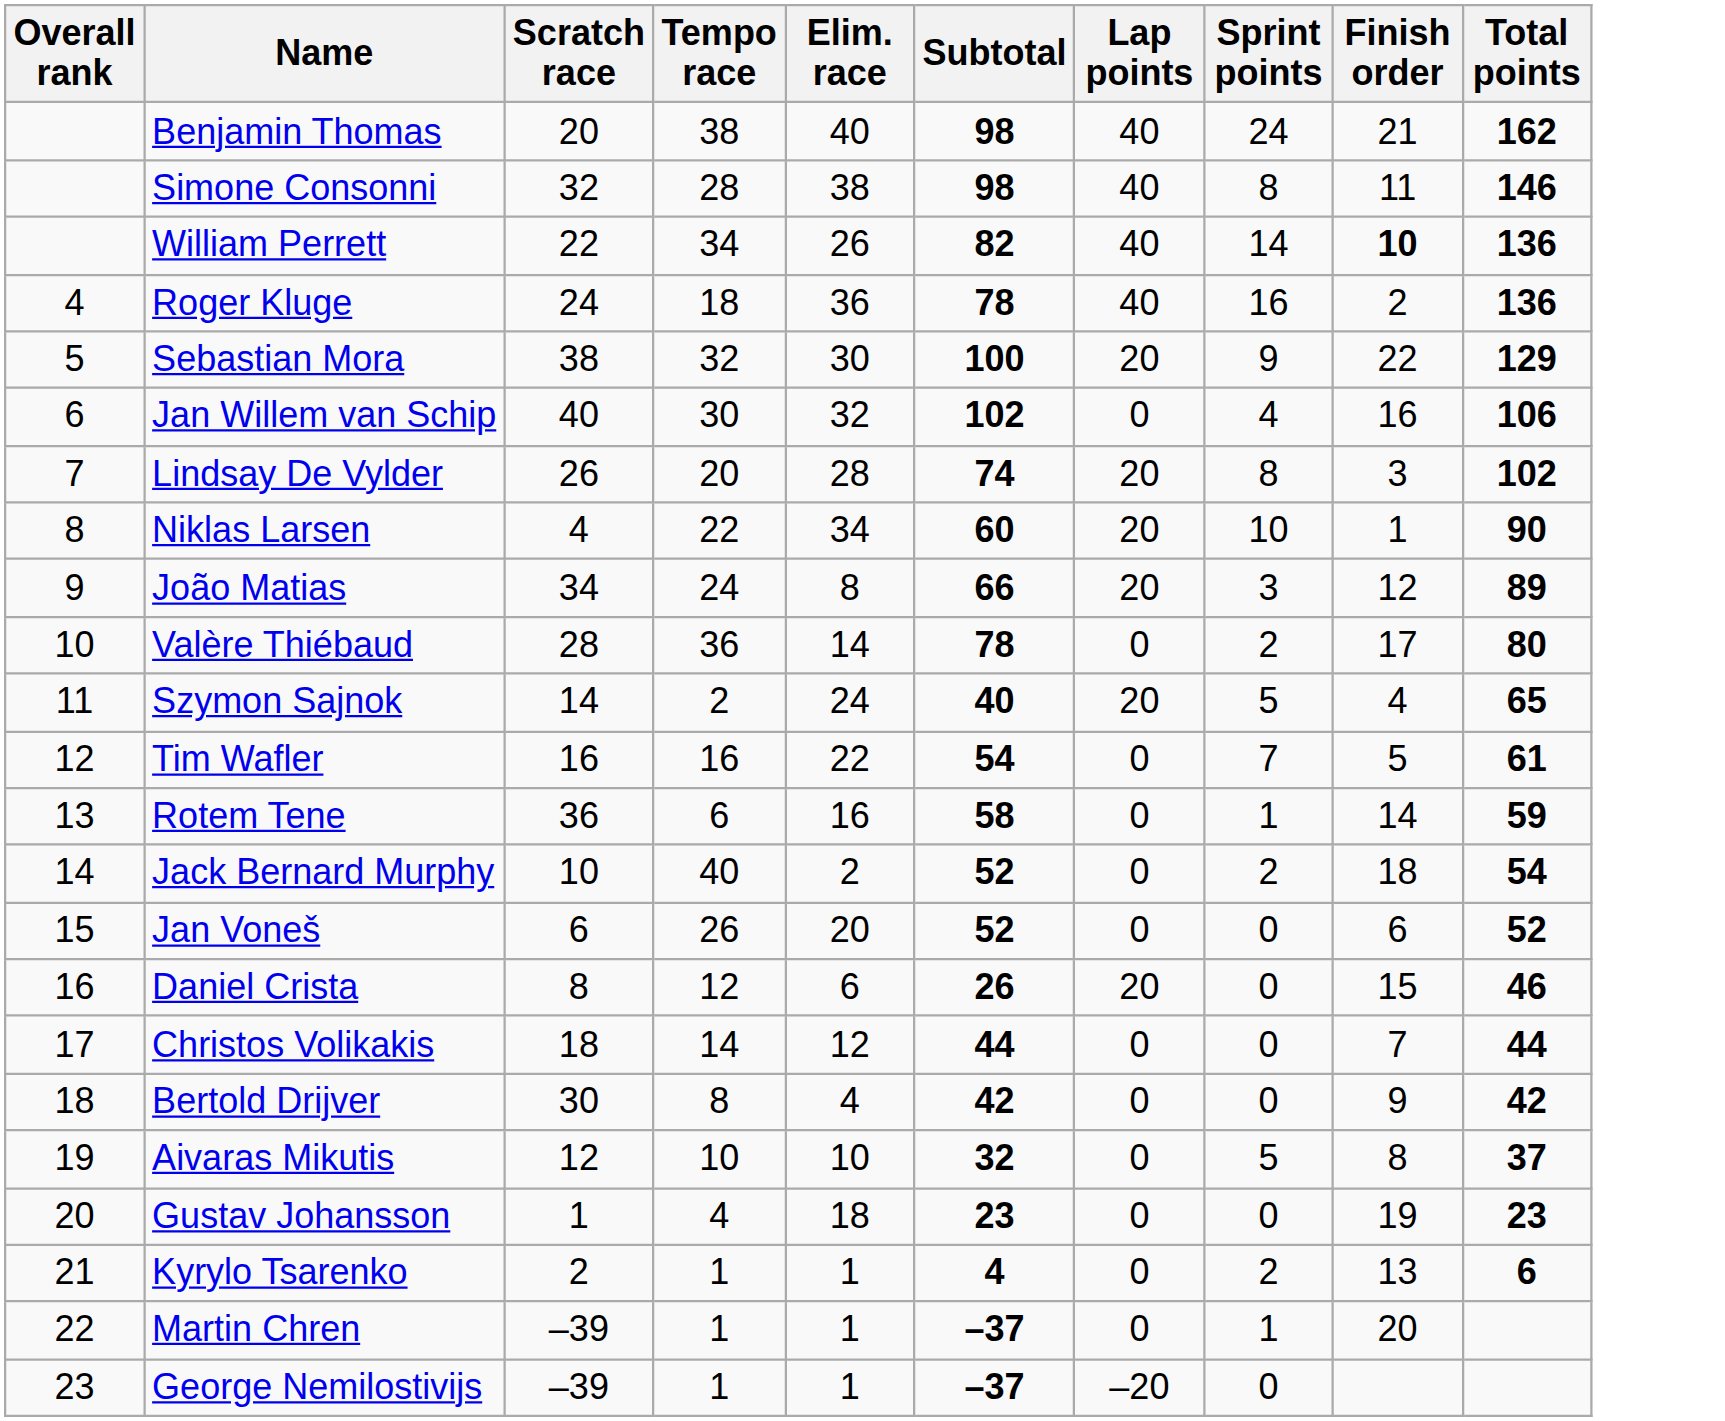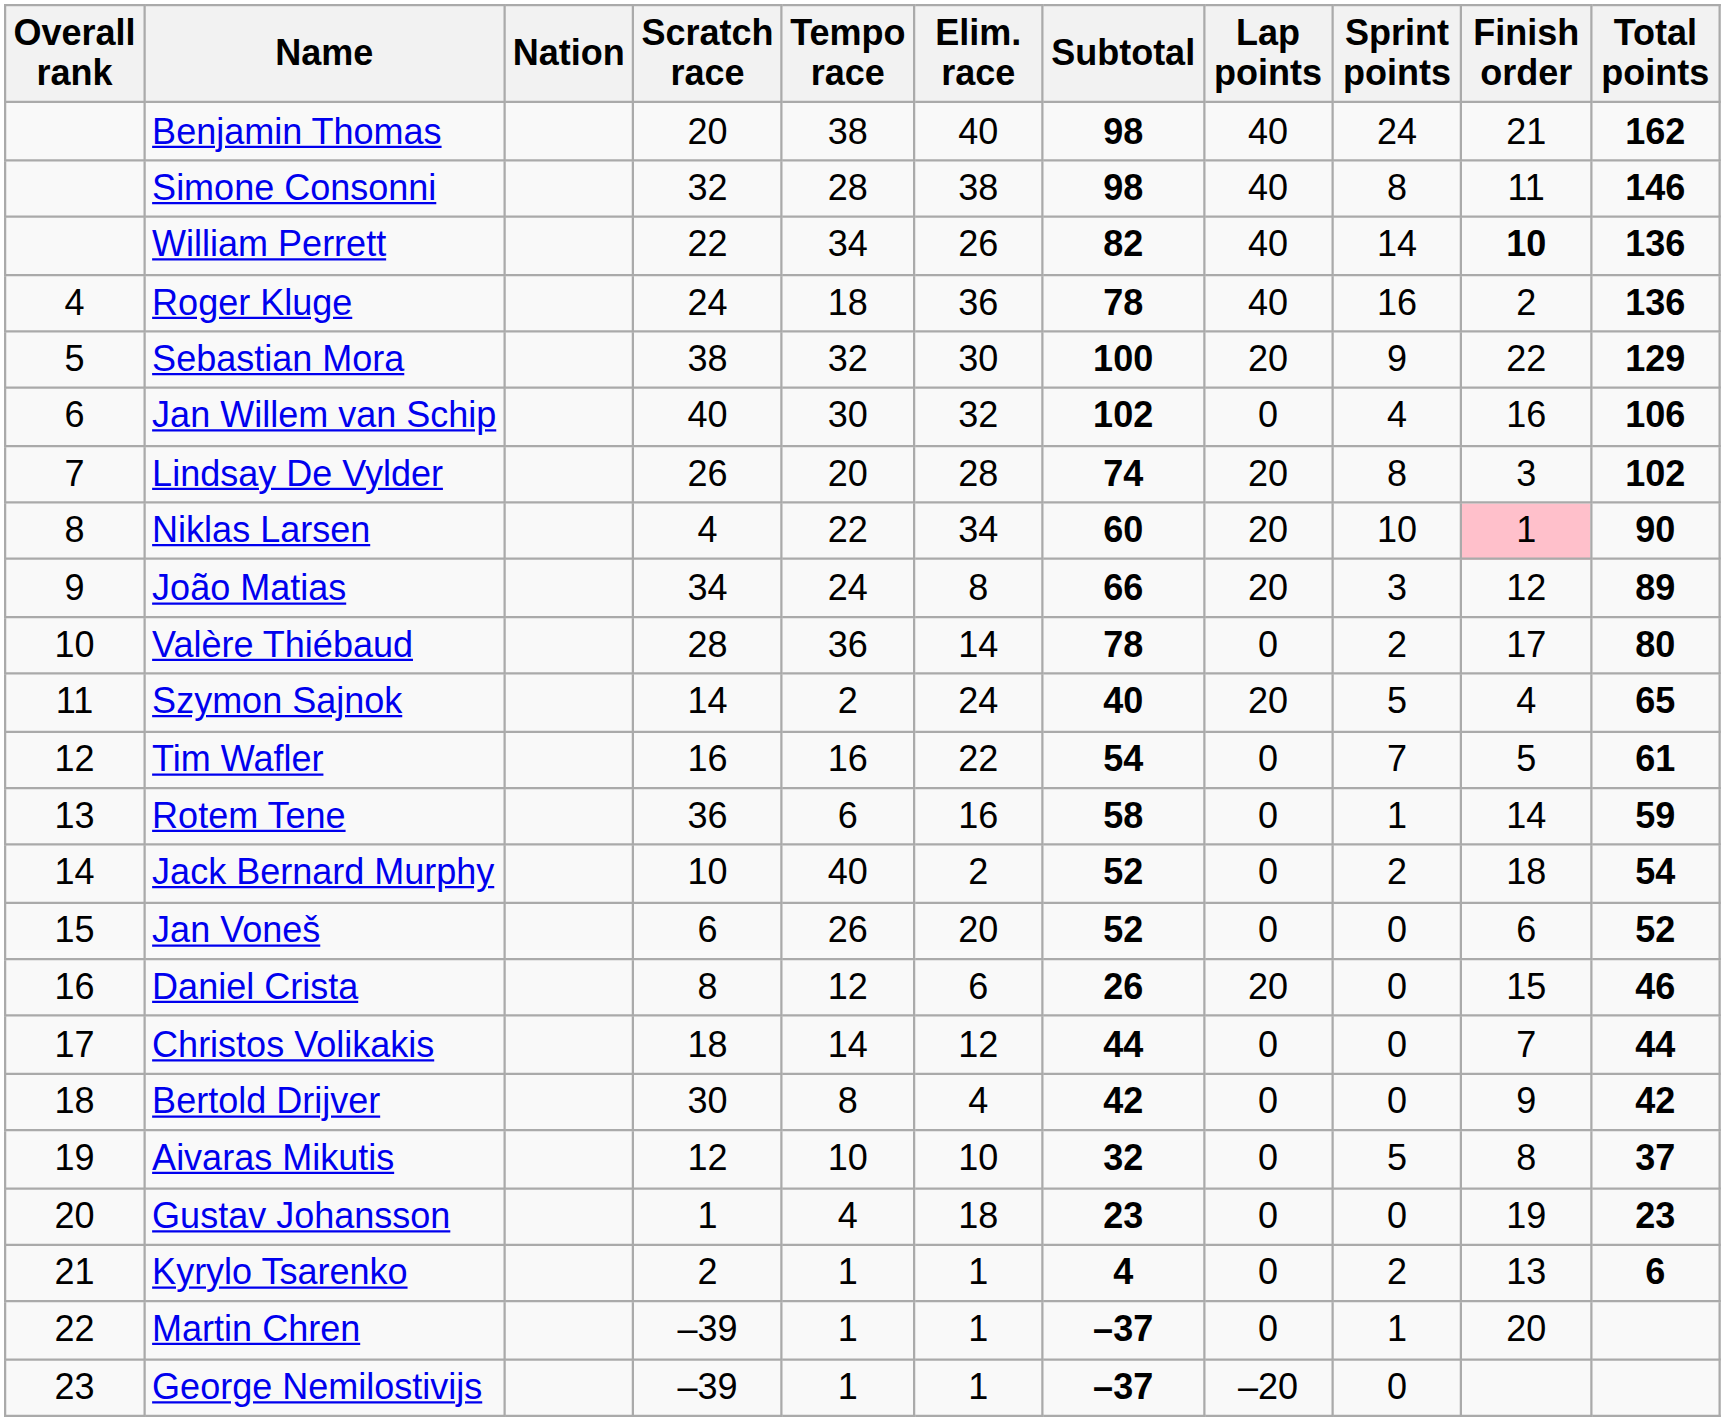+ column: (569, 53)
(1398, 530) no background -> (1526, 530) pink background
